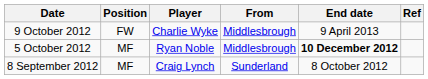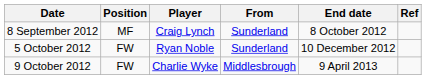rows swapped: (53, 66) <-> (53, 31)
(125, 48) MF -> (125, 48) FW
(260, 48) Middlesbrough -> (260, 48) Sunderland
(349, 48) bold -> (348, 48) normal
